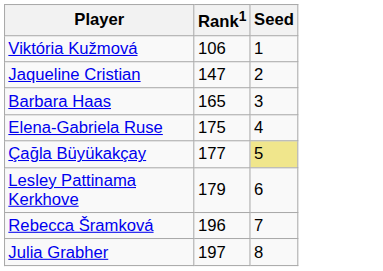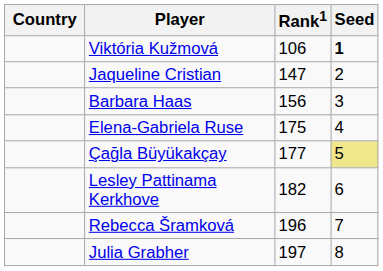+ column: (45, 19)
(259, 48) normal -> (339, 48) bold
(212, 101) 165 -> (292, 101) 156
(212, 189) 179 -> (292, 189) 182
